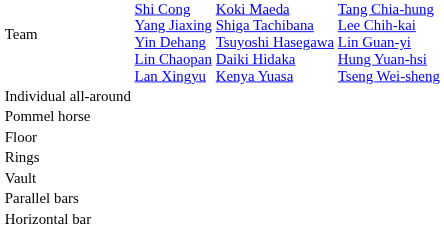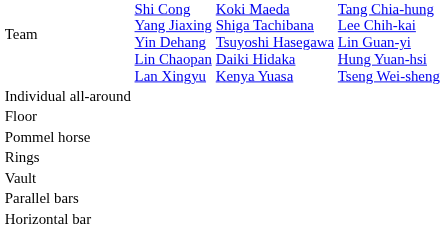rows swapped: (21, 137) <-> (48, 116)
